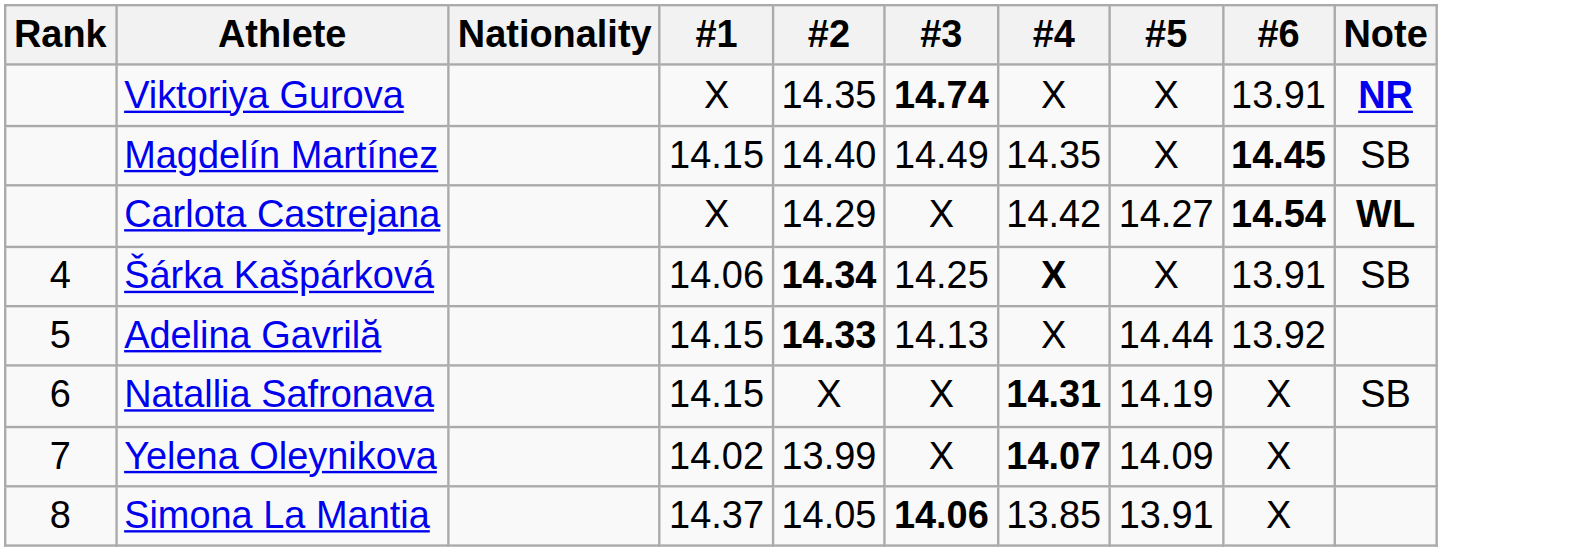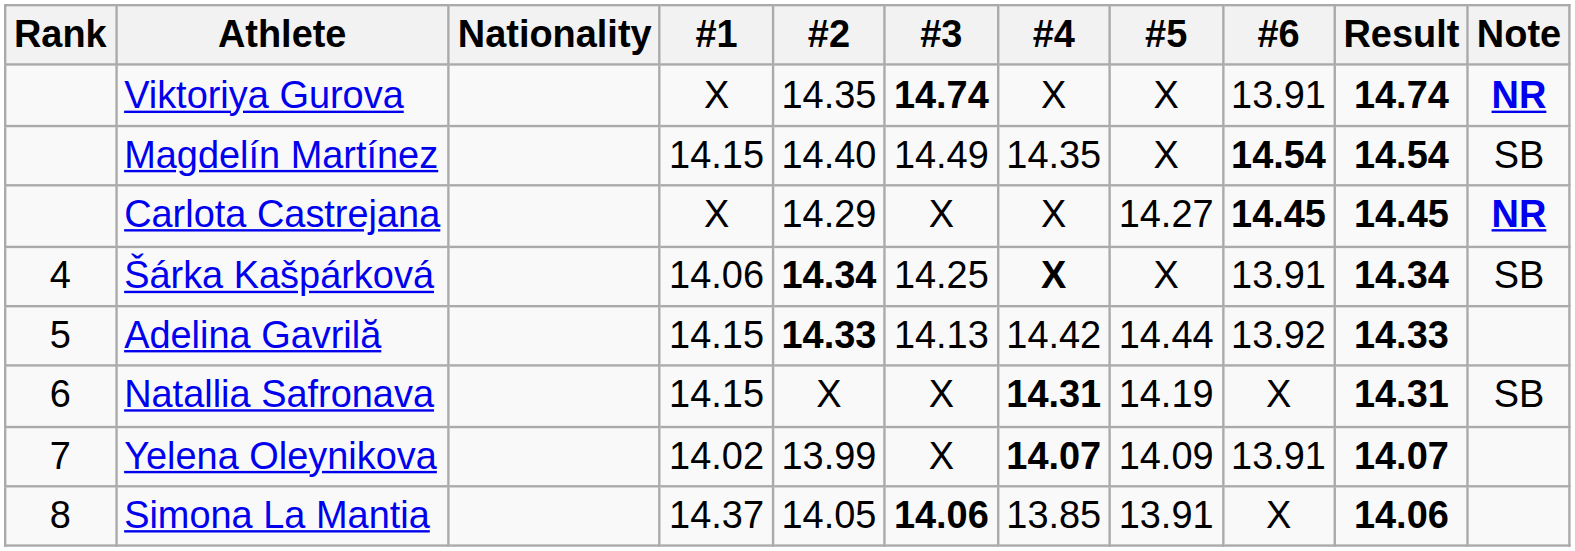+ column: (1401, 34)
(1279, 154) 14.45 -> (1279, 154) 14.54
(1054, 214) 14.42 -> (1054, 214) X
(1279, 214) 14.54 -> (1279, 214) 14.45
(1386, 214) WL -> (1519, 214) NR
(1054, 335) X -> (1054, 335) 14.42
(1279, 455) X -> (1279, 455) 13.91
